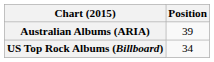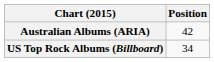(188, 31) 39 -> (188, 31) 42
